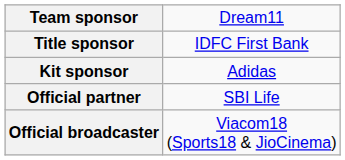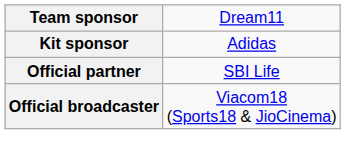- row: (84, 44)
